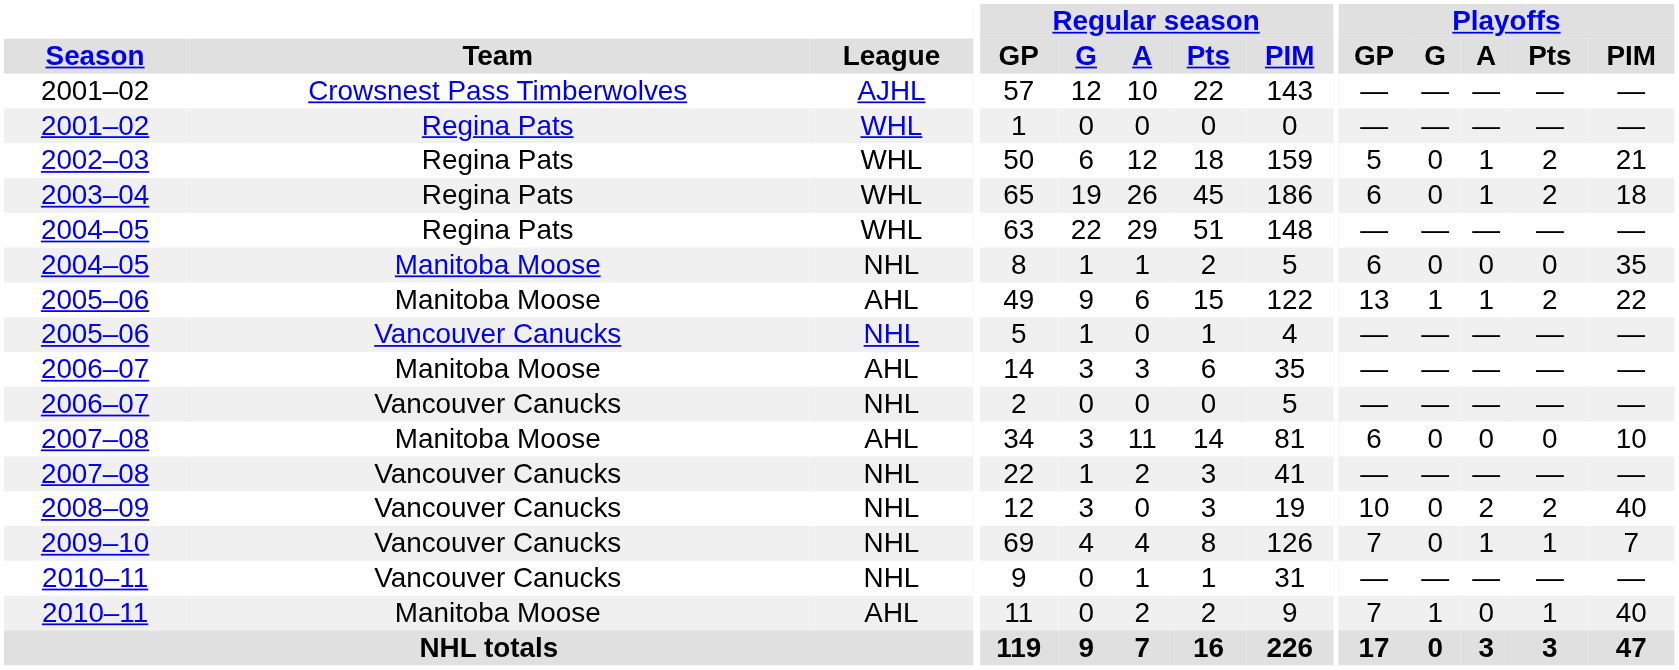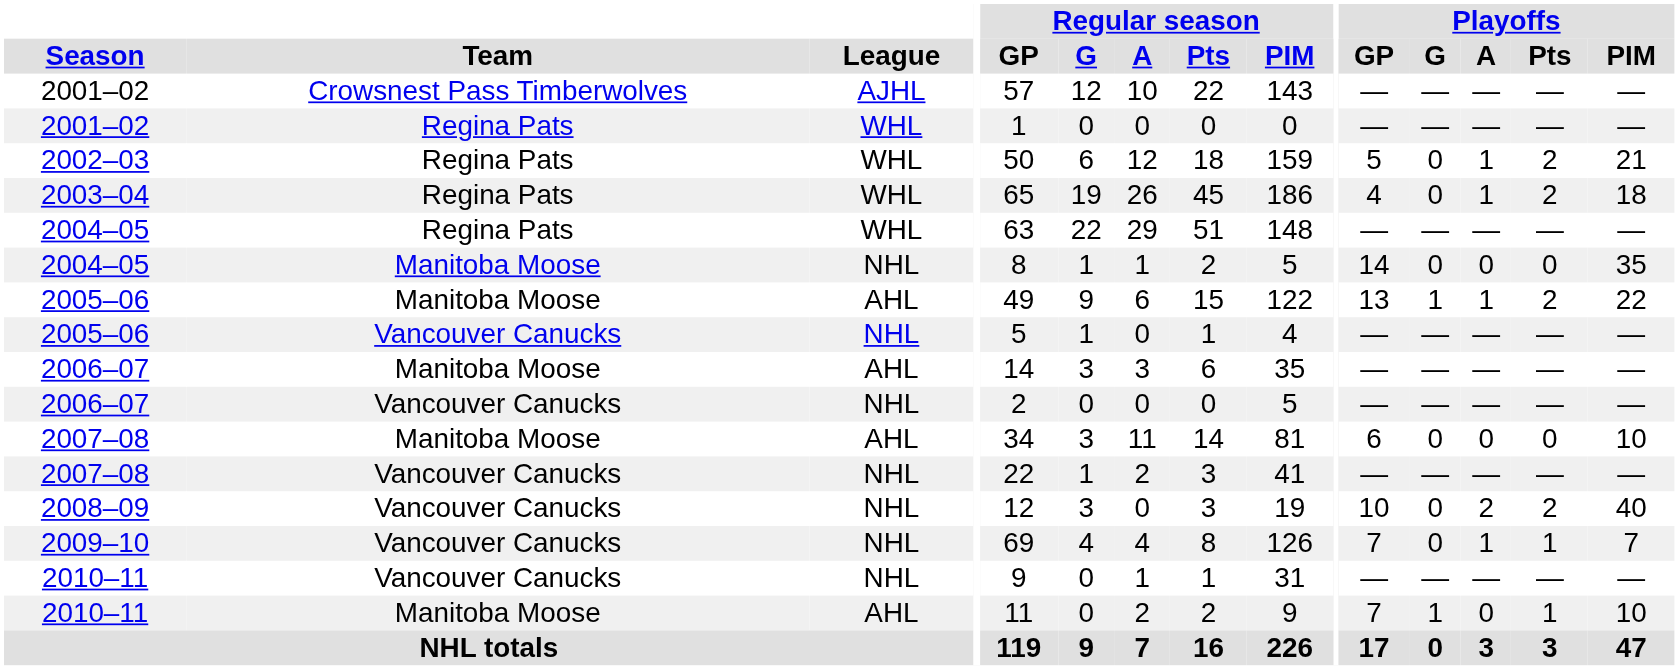(1374, 195) 6 -> (1374, 195) 4
(1374, 264) 6 -> (1374, 264) 14
(1631, 612) 40 -> (1631, 612) 10
